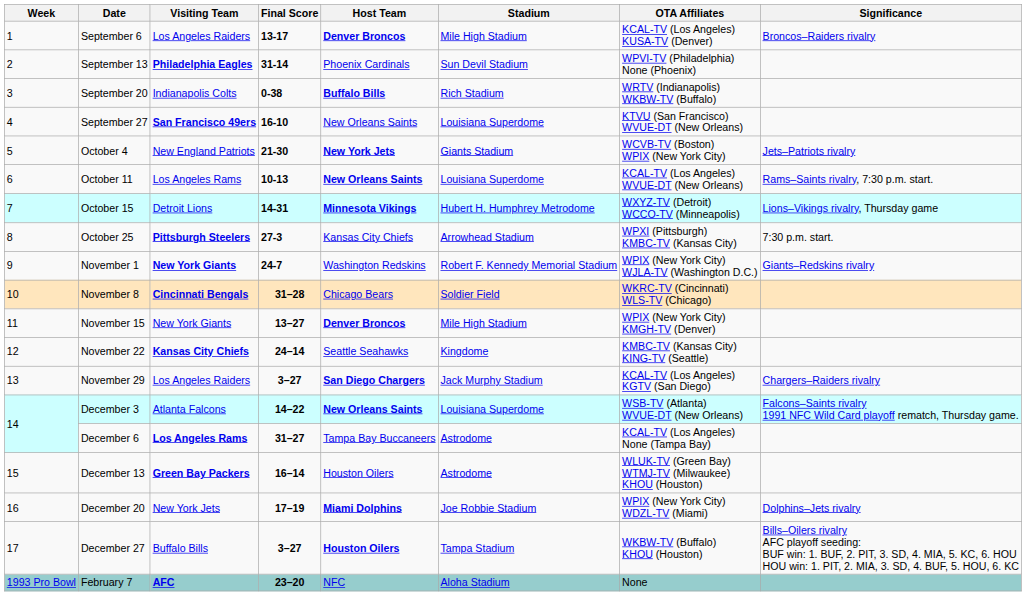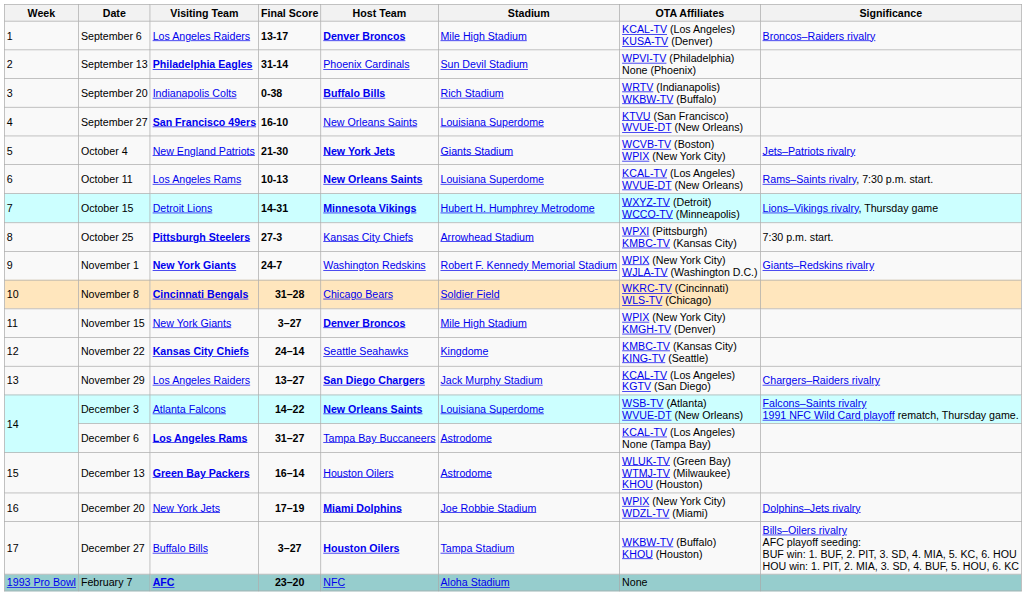(290, 323) 13–27 -> (290, 323) 3–27
(290, 381) 3–27 -> (290, 381) 13–27
